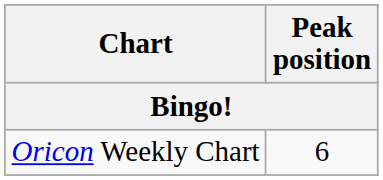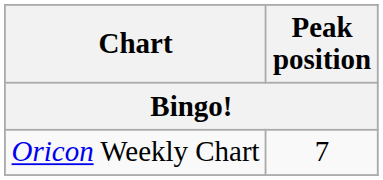(322, 151) 6 -> (322, 151) 7
